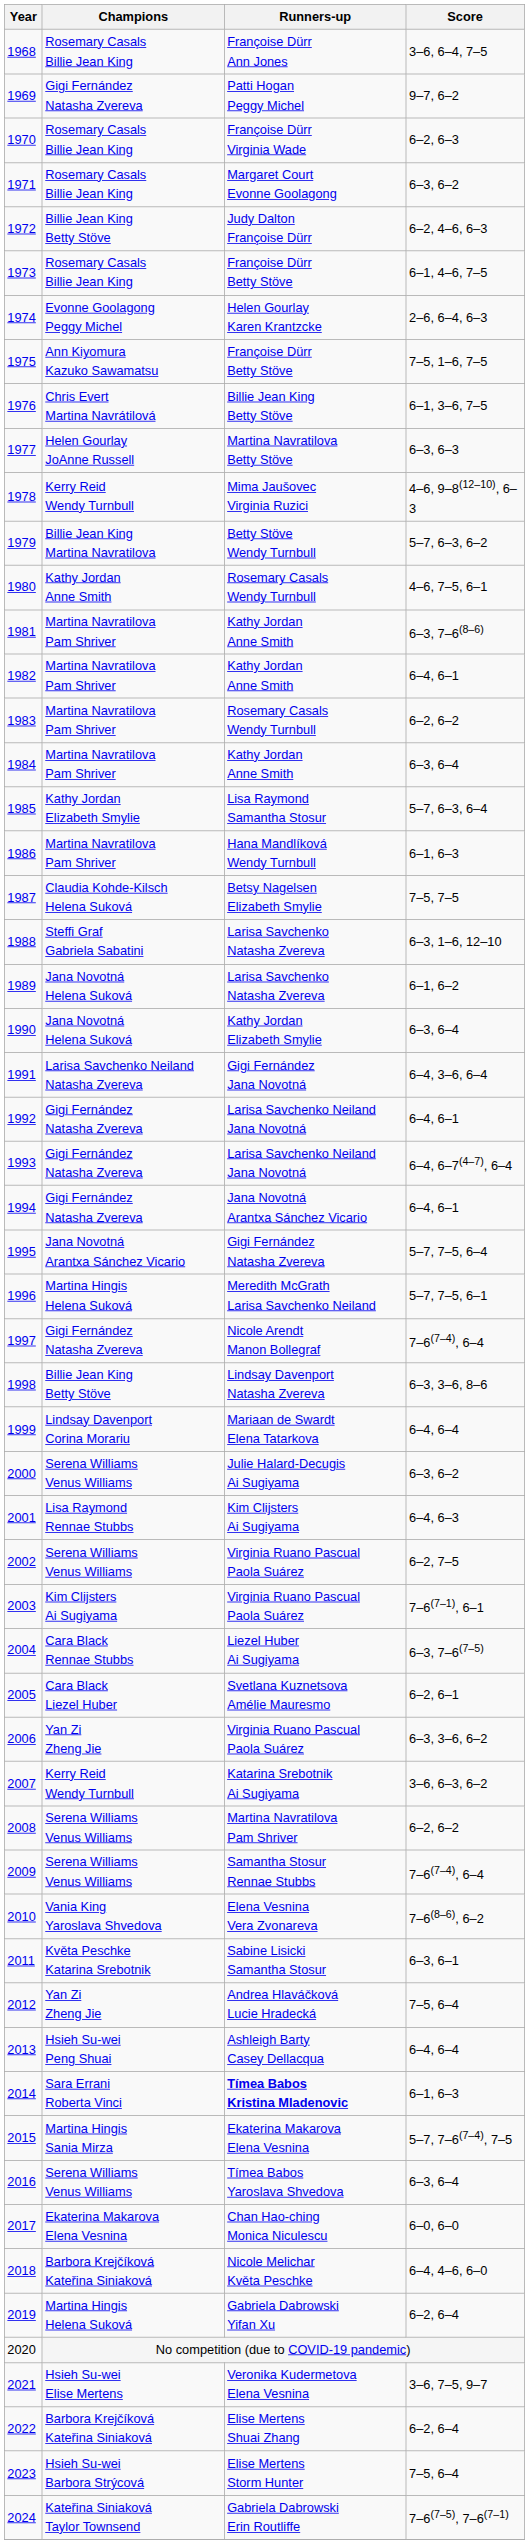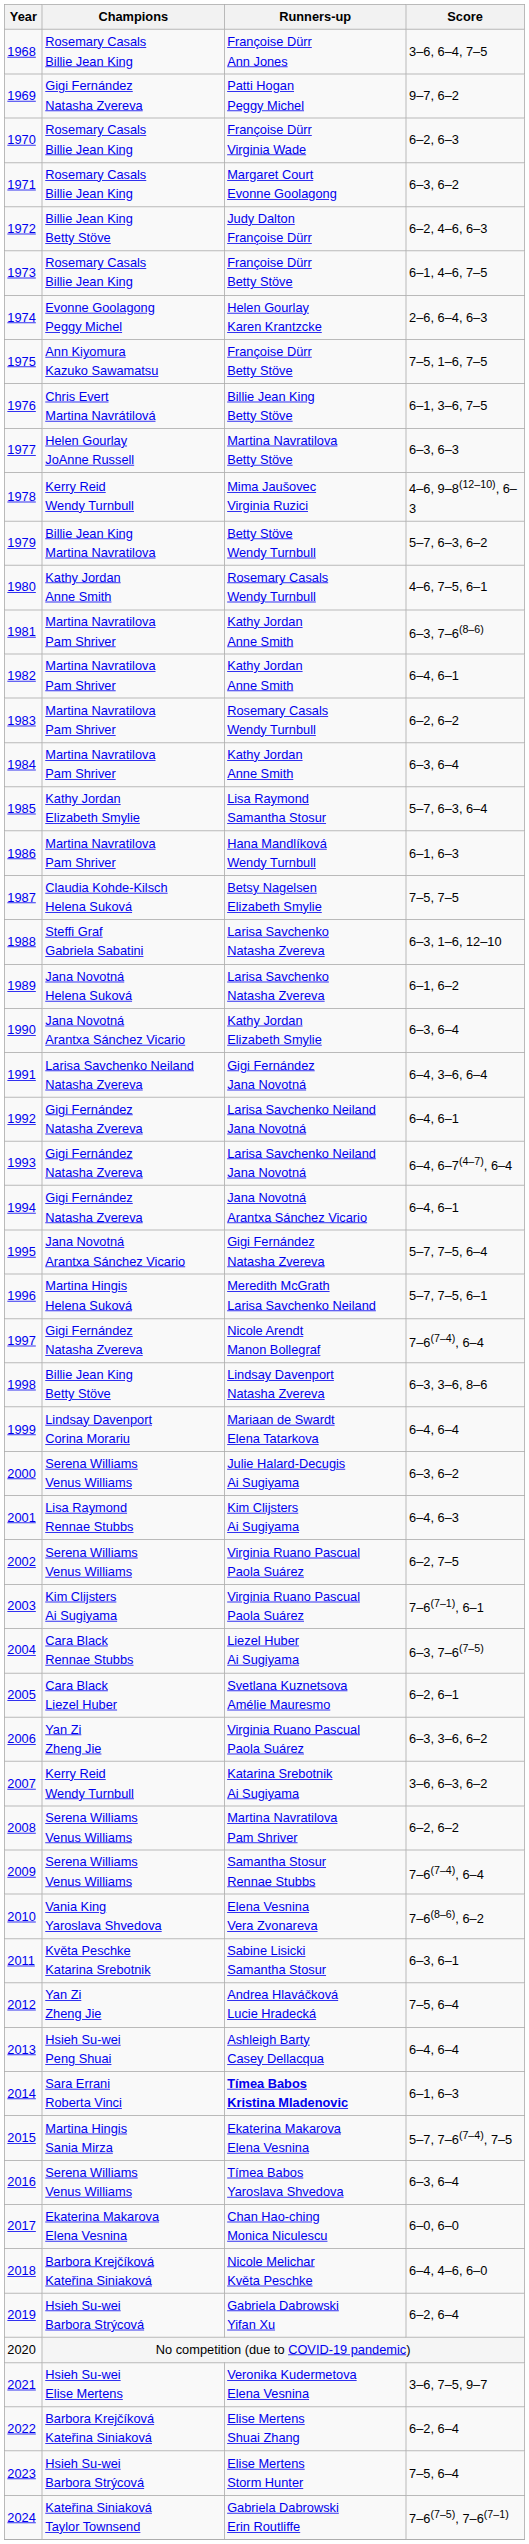(89, 1030) Jana Novotná Helena Suková -> (115, 1030) Jana Novotná Arantxa Sánchez Vicario
(89, 2315) Martina Hingis Helena Suková -> (95, 2315) Hsieh Su-wei Barbora Strýcová
